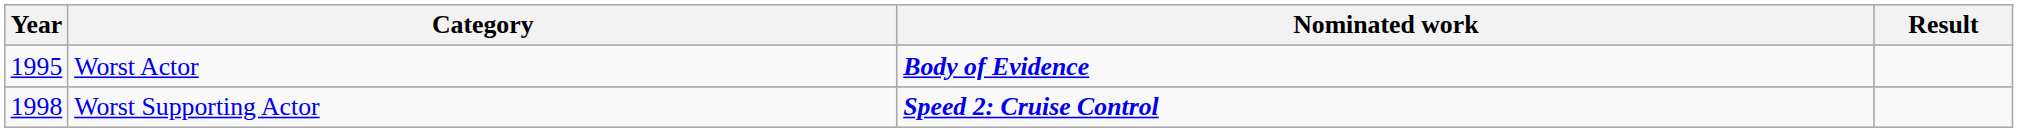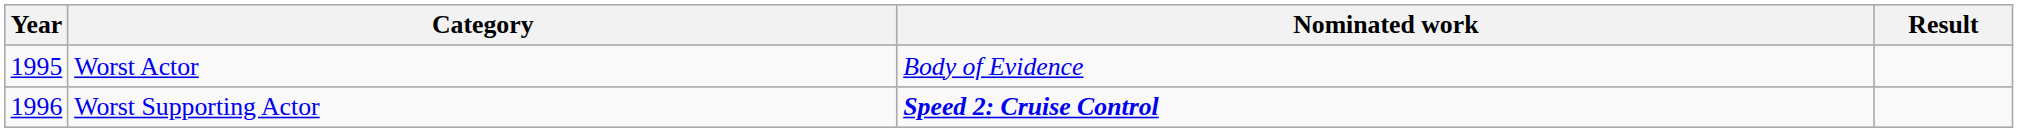(996, 65) bold -> (993, 65) normal
(37, 106) 1998 -> (37, 106) 1996
